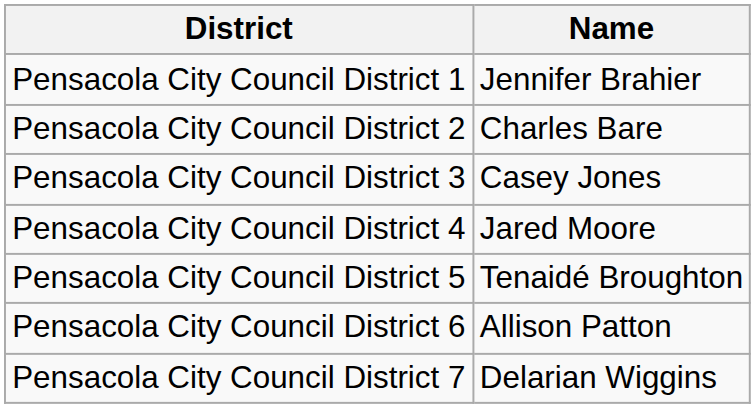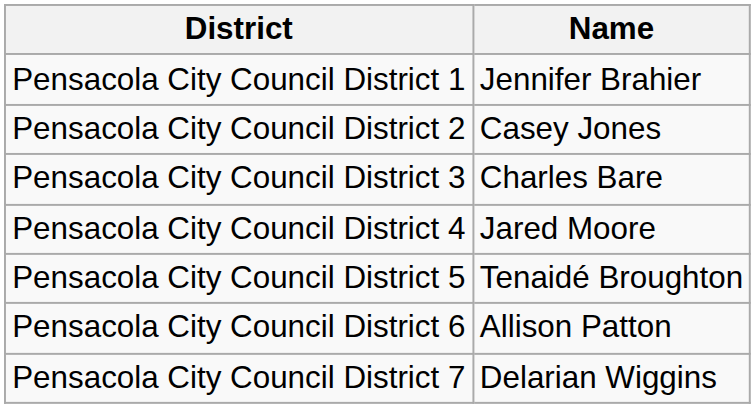(571, 128) Charles Bare -> (570, 128) Casey Jones
(570, 178) Casey Jones -> (571, 178) Charles Bare
